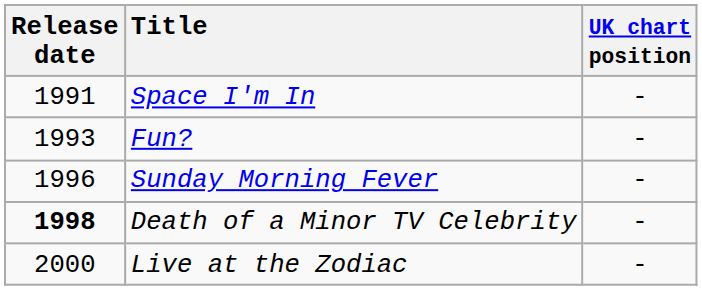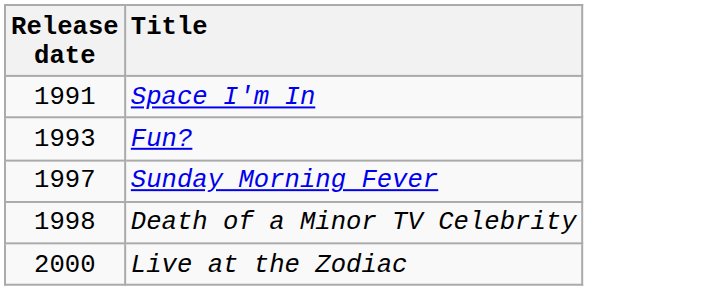- column: (640, 42)
(65, 181) 1996 -> (65, 181) 1997
(65, 222) bold -> (65, 222) normal
